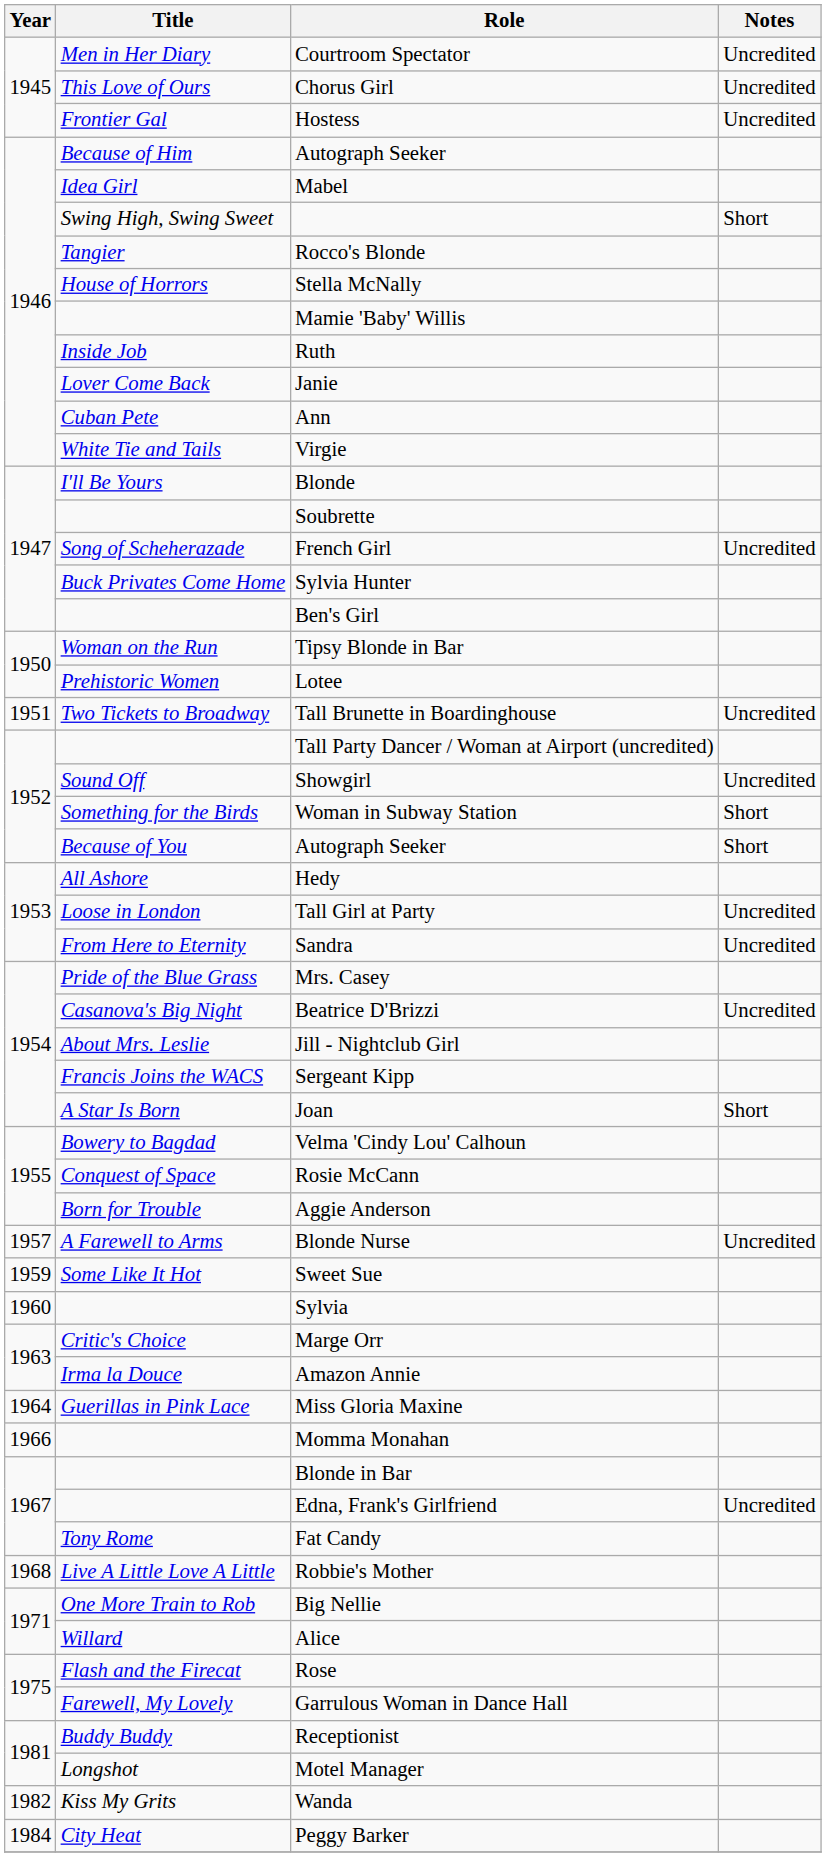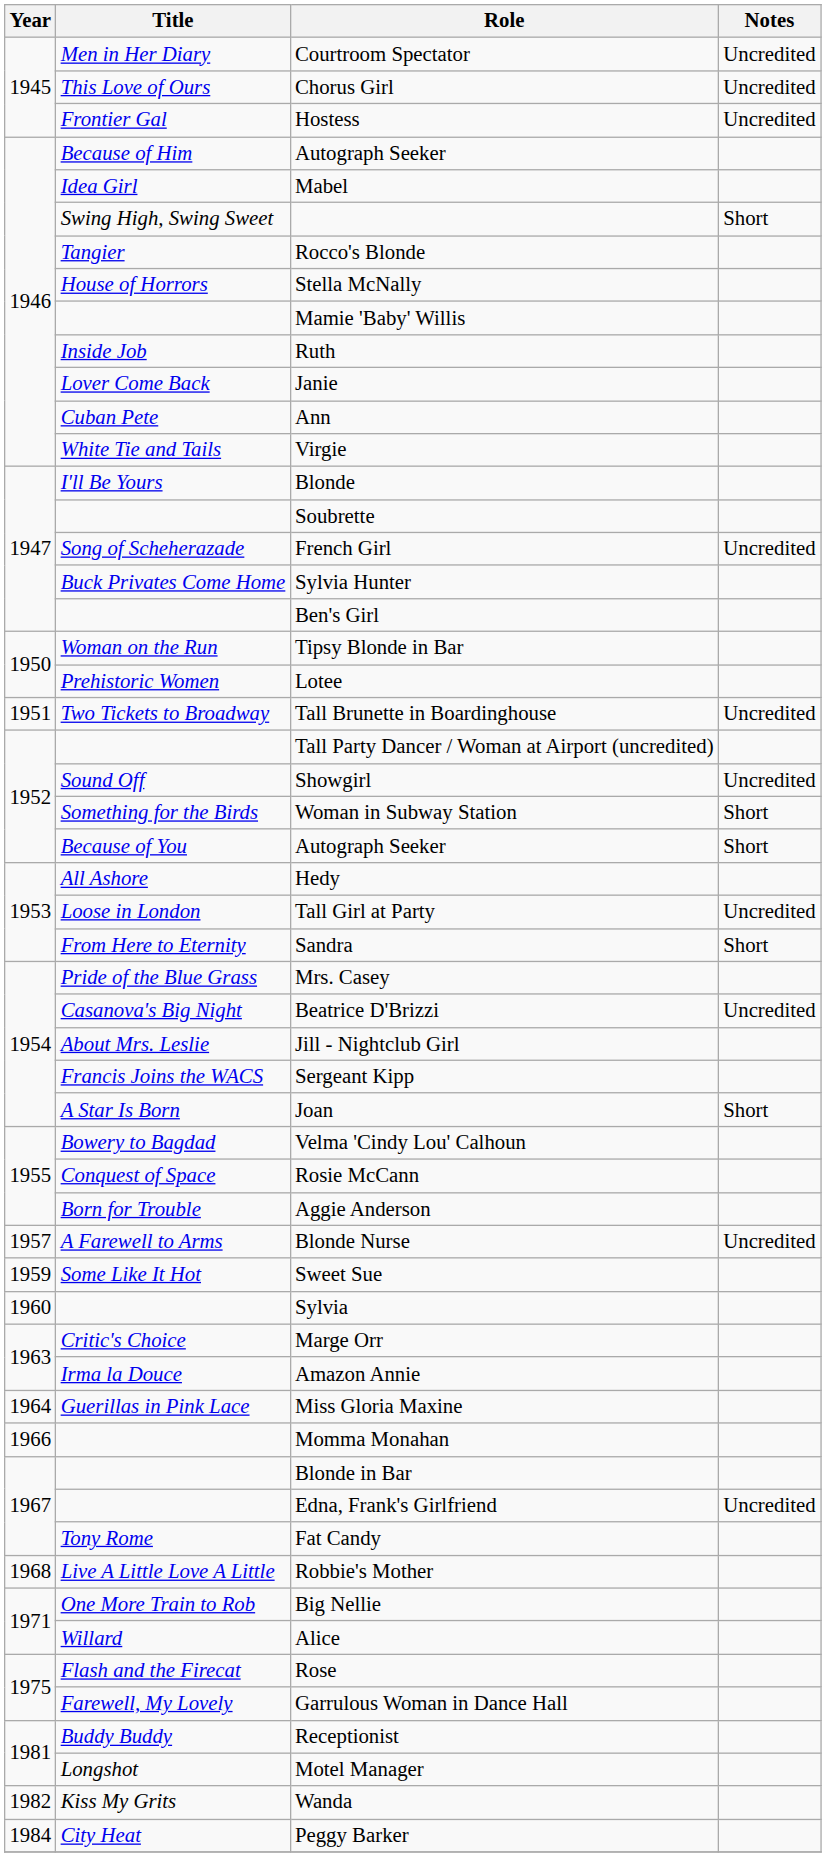(769, 944) Uncredited -> (746, 944) Short
